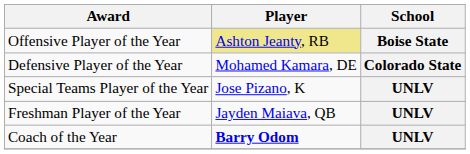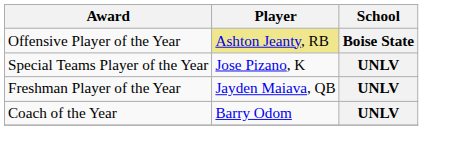- row: (95, 64)
(257, 137) bold -> (254, 112) normal
